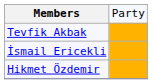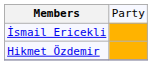- row: (47, 32)
